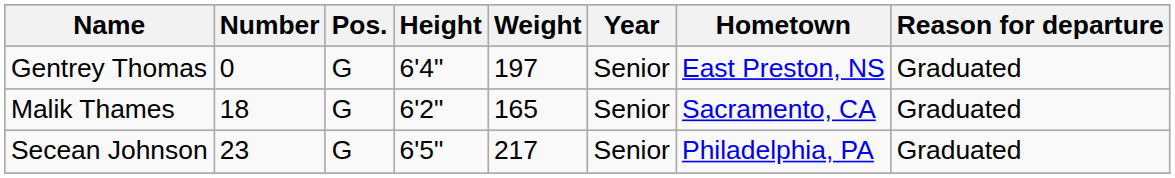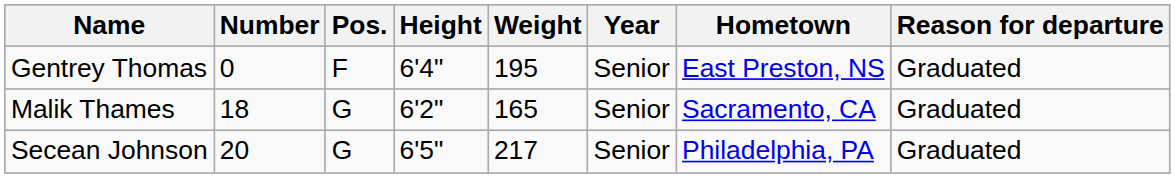(342, 67) G -> (340, 67) F
(516, 67) 197 -> (516, 67) 195
(234, 151) 23 -> (234, 151) 20
